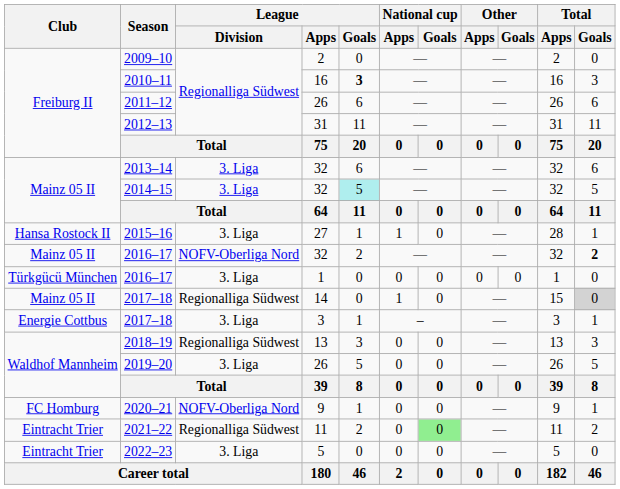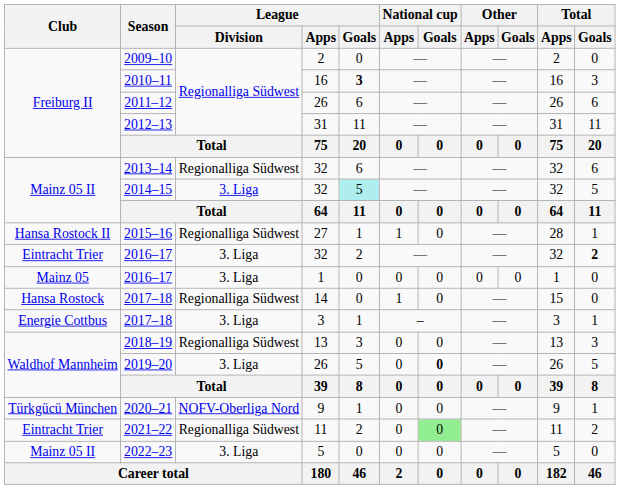(239, 168) 3. Liga -> (239, 168) Regionalliga Südwest
(239, 233) 3. Liga -> (239, 233) Regionalliga Südwest
(63, 255) Mainz 05 II -> (63, 255) Eintracht Trier
(239, 255) NOFV-Oberliga Nord -> (239, 255) 3. Liga
(63, 277) Türkgücü München -> (63, 277) Mainz 05
(63, 299) Mainz 05 II -> (63, 299) Hansa Rostock
(595, 299) lightgrey background -> (595, 299) no background
(440, 364) normal -> (440, 364) bold
(63, 408) FC Homburg -> (63, 408) Türkgücü München
(63, 451) Eintracht Trier -> (63, 451) Mainz 05 II
